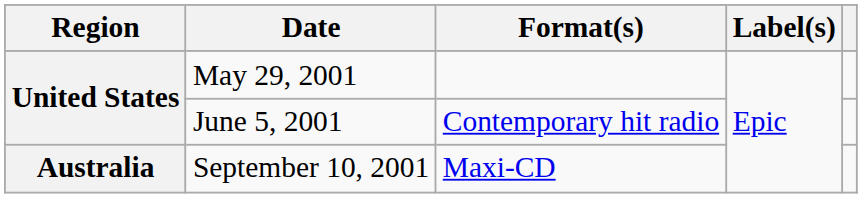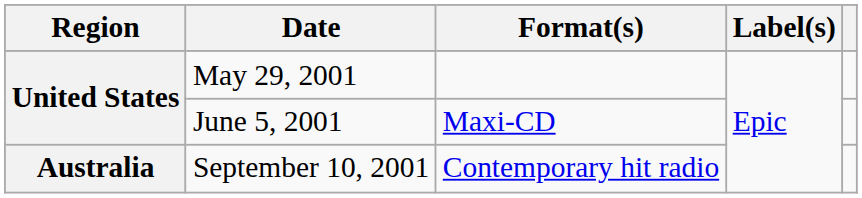(581, 121) Contemporary hit radio -> (499, 121) Maxi-CD
(499, 167) Maxi-CD -> (581, 167) Contemporary hit radio
